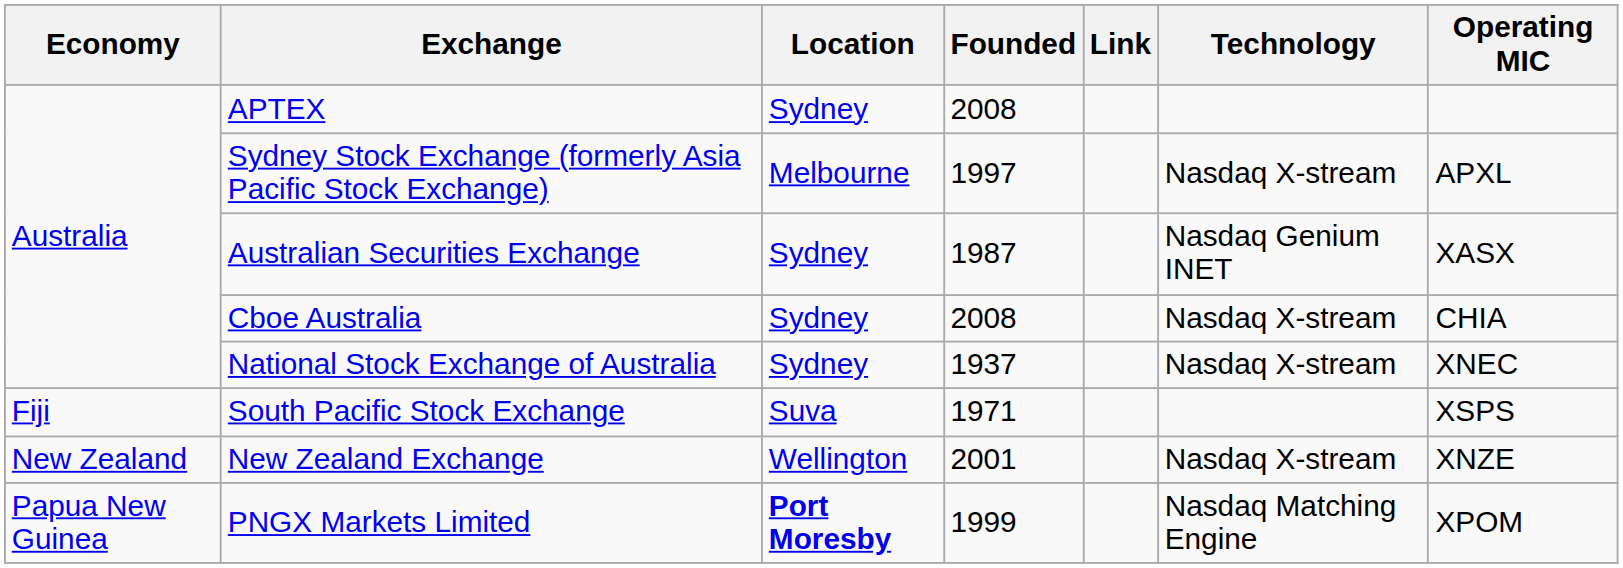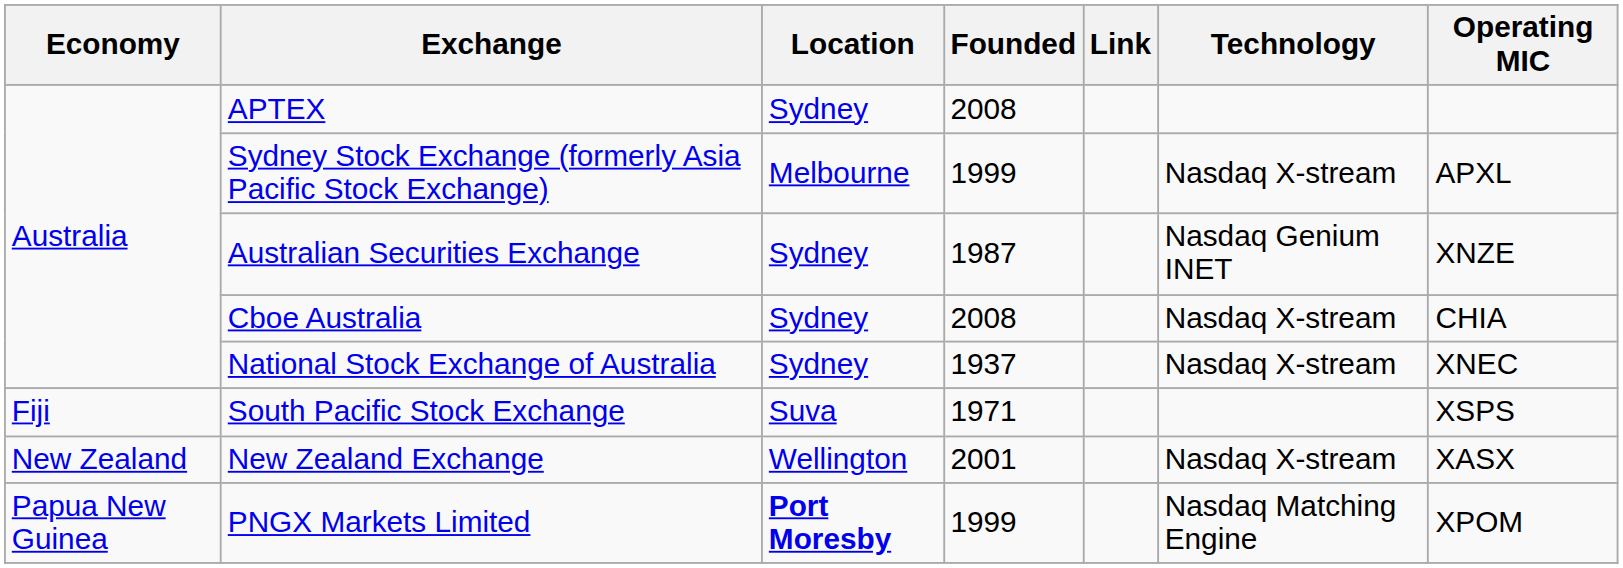(984, 172) 1997 -> (984, 172) 1999
(1475, 253) XASX -> (1475, 253) XNZE
(1475, 458) XNZE -> (1475, 458) XASX
